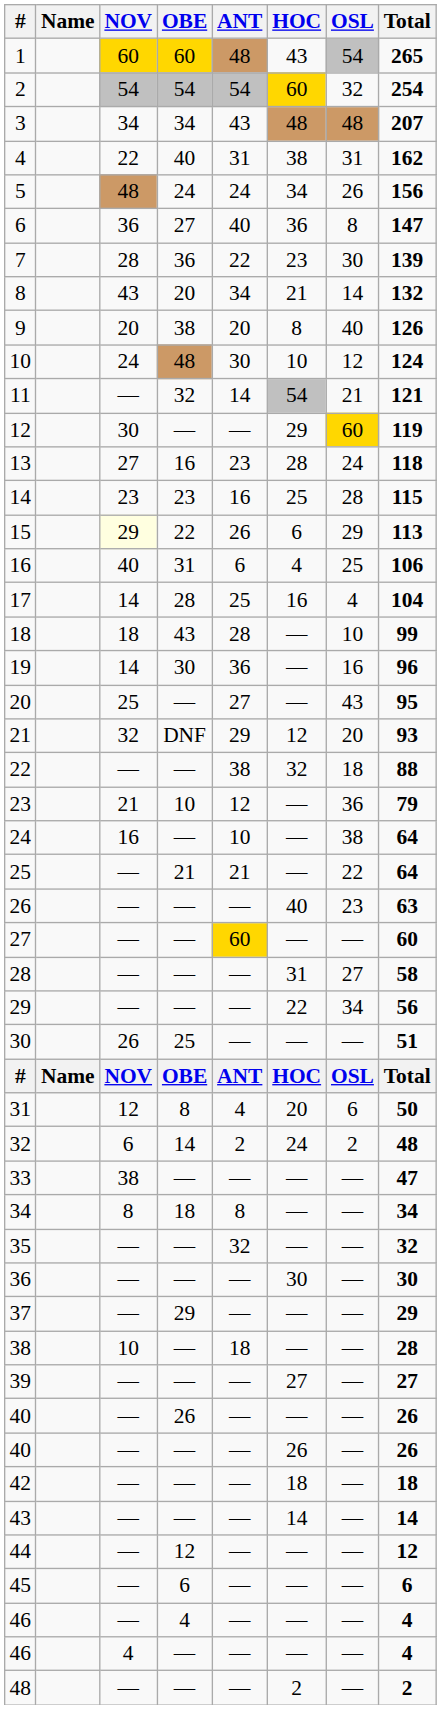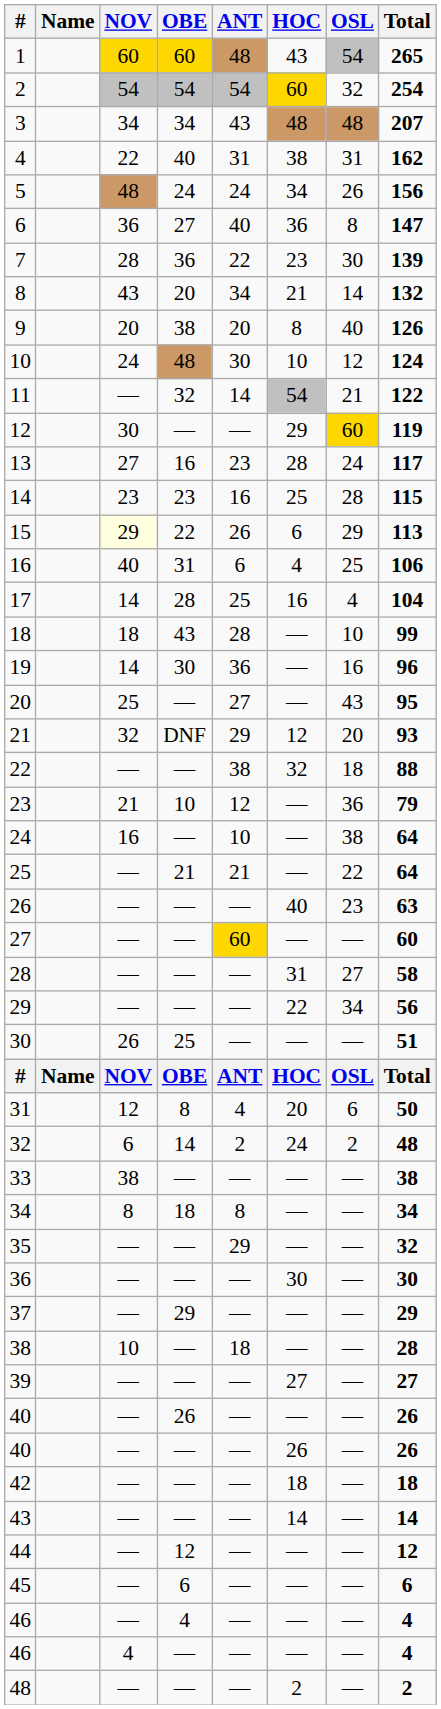(407, 395) 121 -> (407, 395) 122
(407, 463) 118 -> (407, 463) 117
(407, 1177) 47 -> (407, 1177) 38
(240, 1245) 32 -> (240, 1245) 29
